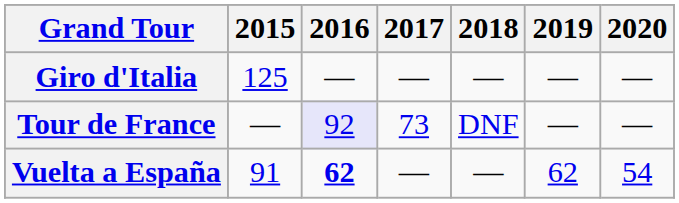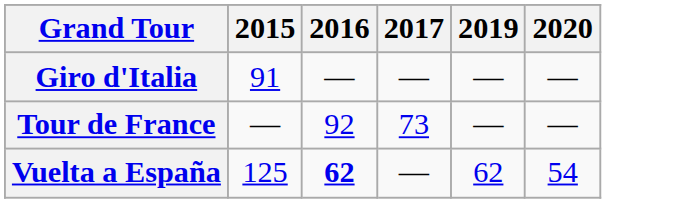- column: (488, 28)
(265, 76) 125 -> (265, 76) 91
(339, 124) lavender background -> (339, 124) no background
(265, 172) 91 -> (265, 172) 125
